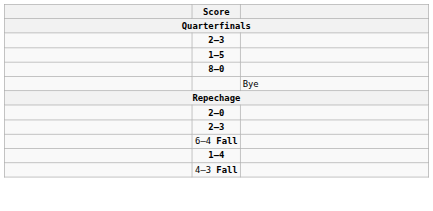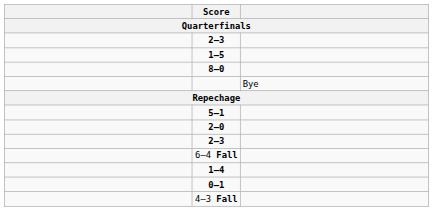+ row: (216, 112)
+ row: (216, 184)
